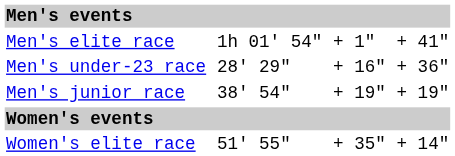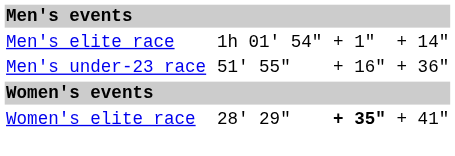(423, 42) + 41" -> (423, 42) + 14"
(254, 67) 28' 29" -> (254, 67) 51' 55"
- row: (96, 93)
(254, 144) 51' 55" -> (254, 119) 28' 29"
(359, 144) normal -> (359, 119) bold
(423, 144) + 14" -> (423, 119) + 41"
